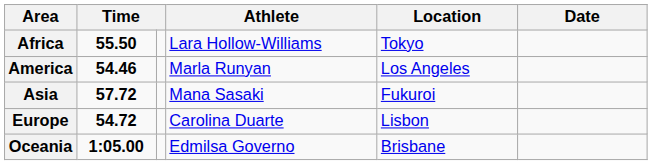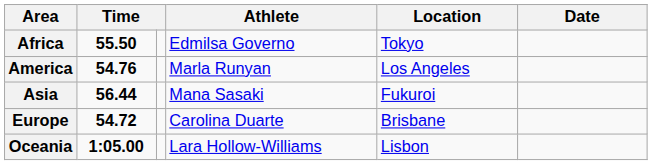(246, 43) Lara Hollow-Williams -> (232, 43) Edmilsa Governo
(116, 69) 54.46 -> (116, 69) 54.76
(116, 95) 57.72 -> (116, 95) 56.44
(405, 120) Lisbon -> (413, 120) Brisbane
(232, 146) Edmilsa Governo -> (246, 146) Lara Hollow-Williams
(413, 146) Brisbane -> (405, 146) Lisbon
